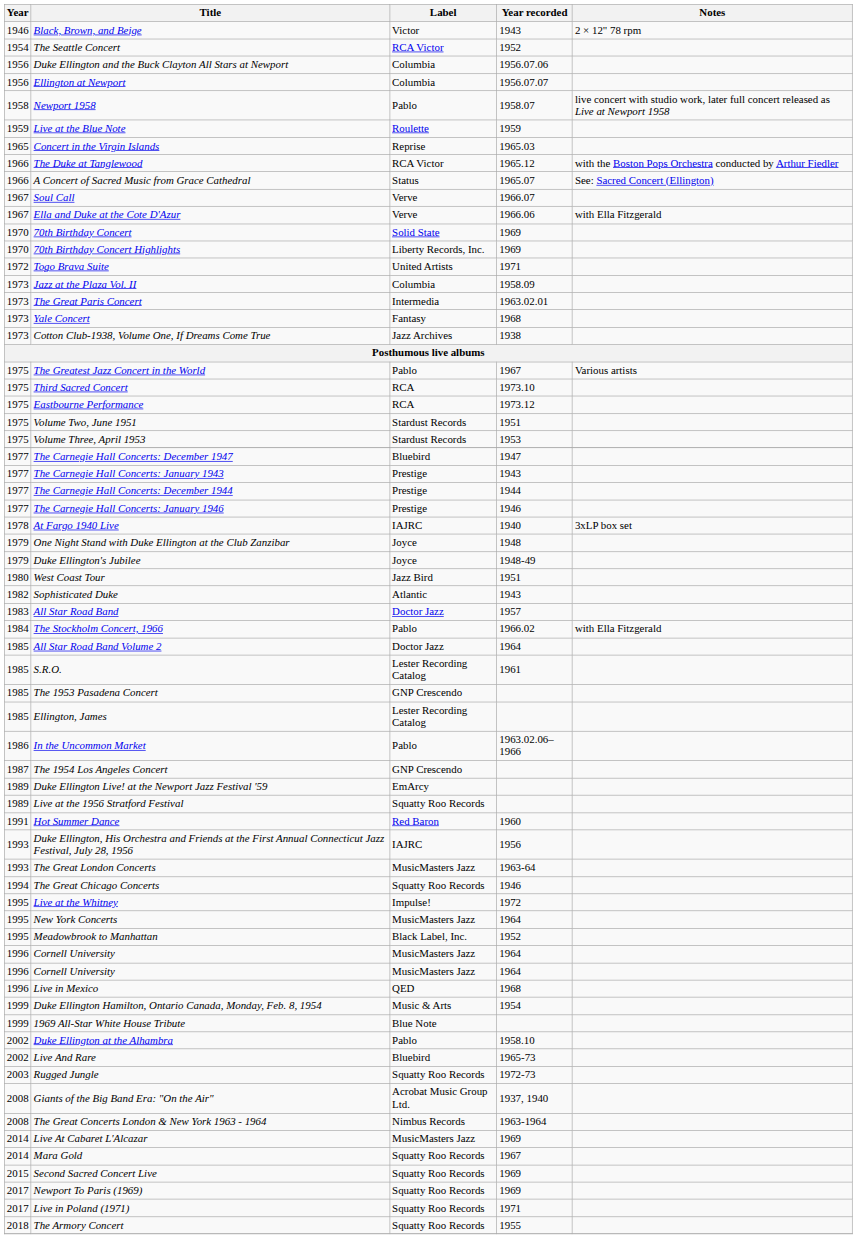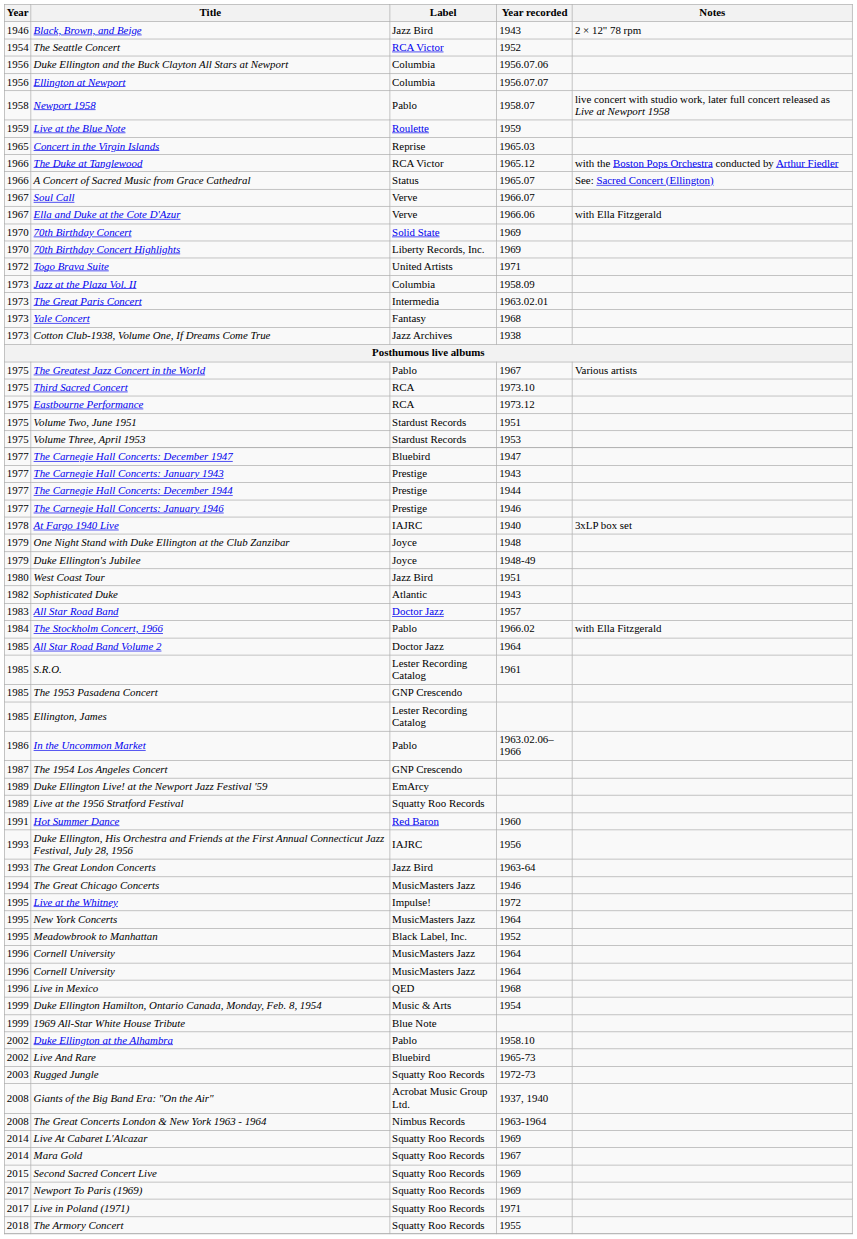(406, 30) Victor -> (412, 30) Jazz Bird
(434, 868) MusicMasters Jazz -> (412, 868) Jazz Bird
(438, 885) Squatty Roo Records -> (434, 885) MusicMasters Jazz
(434, 1139) MusicMasters Jazz -> (438, 1139) Squatty Roo Records
